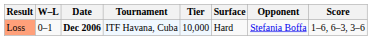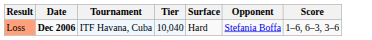- column: (48, 12)
(196, 27) 10,000 -> (170, 27) 10,040
